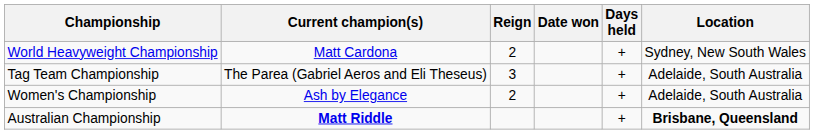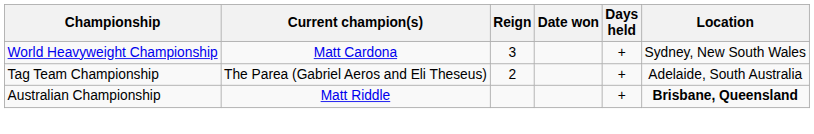(512, 52) 2 -> (512, 52) 3
(512, 74) 3 -> (512, 74) 2
- row: (82, 96)
(355, 118) bold -> (355, 96) normal
